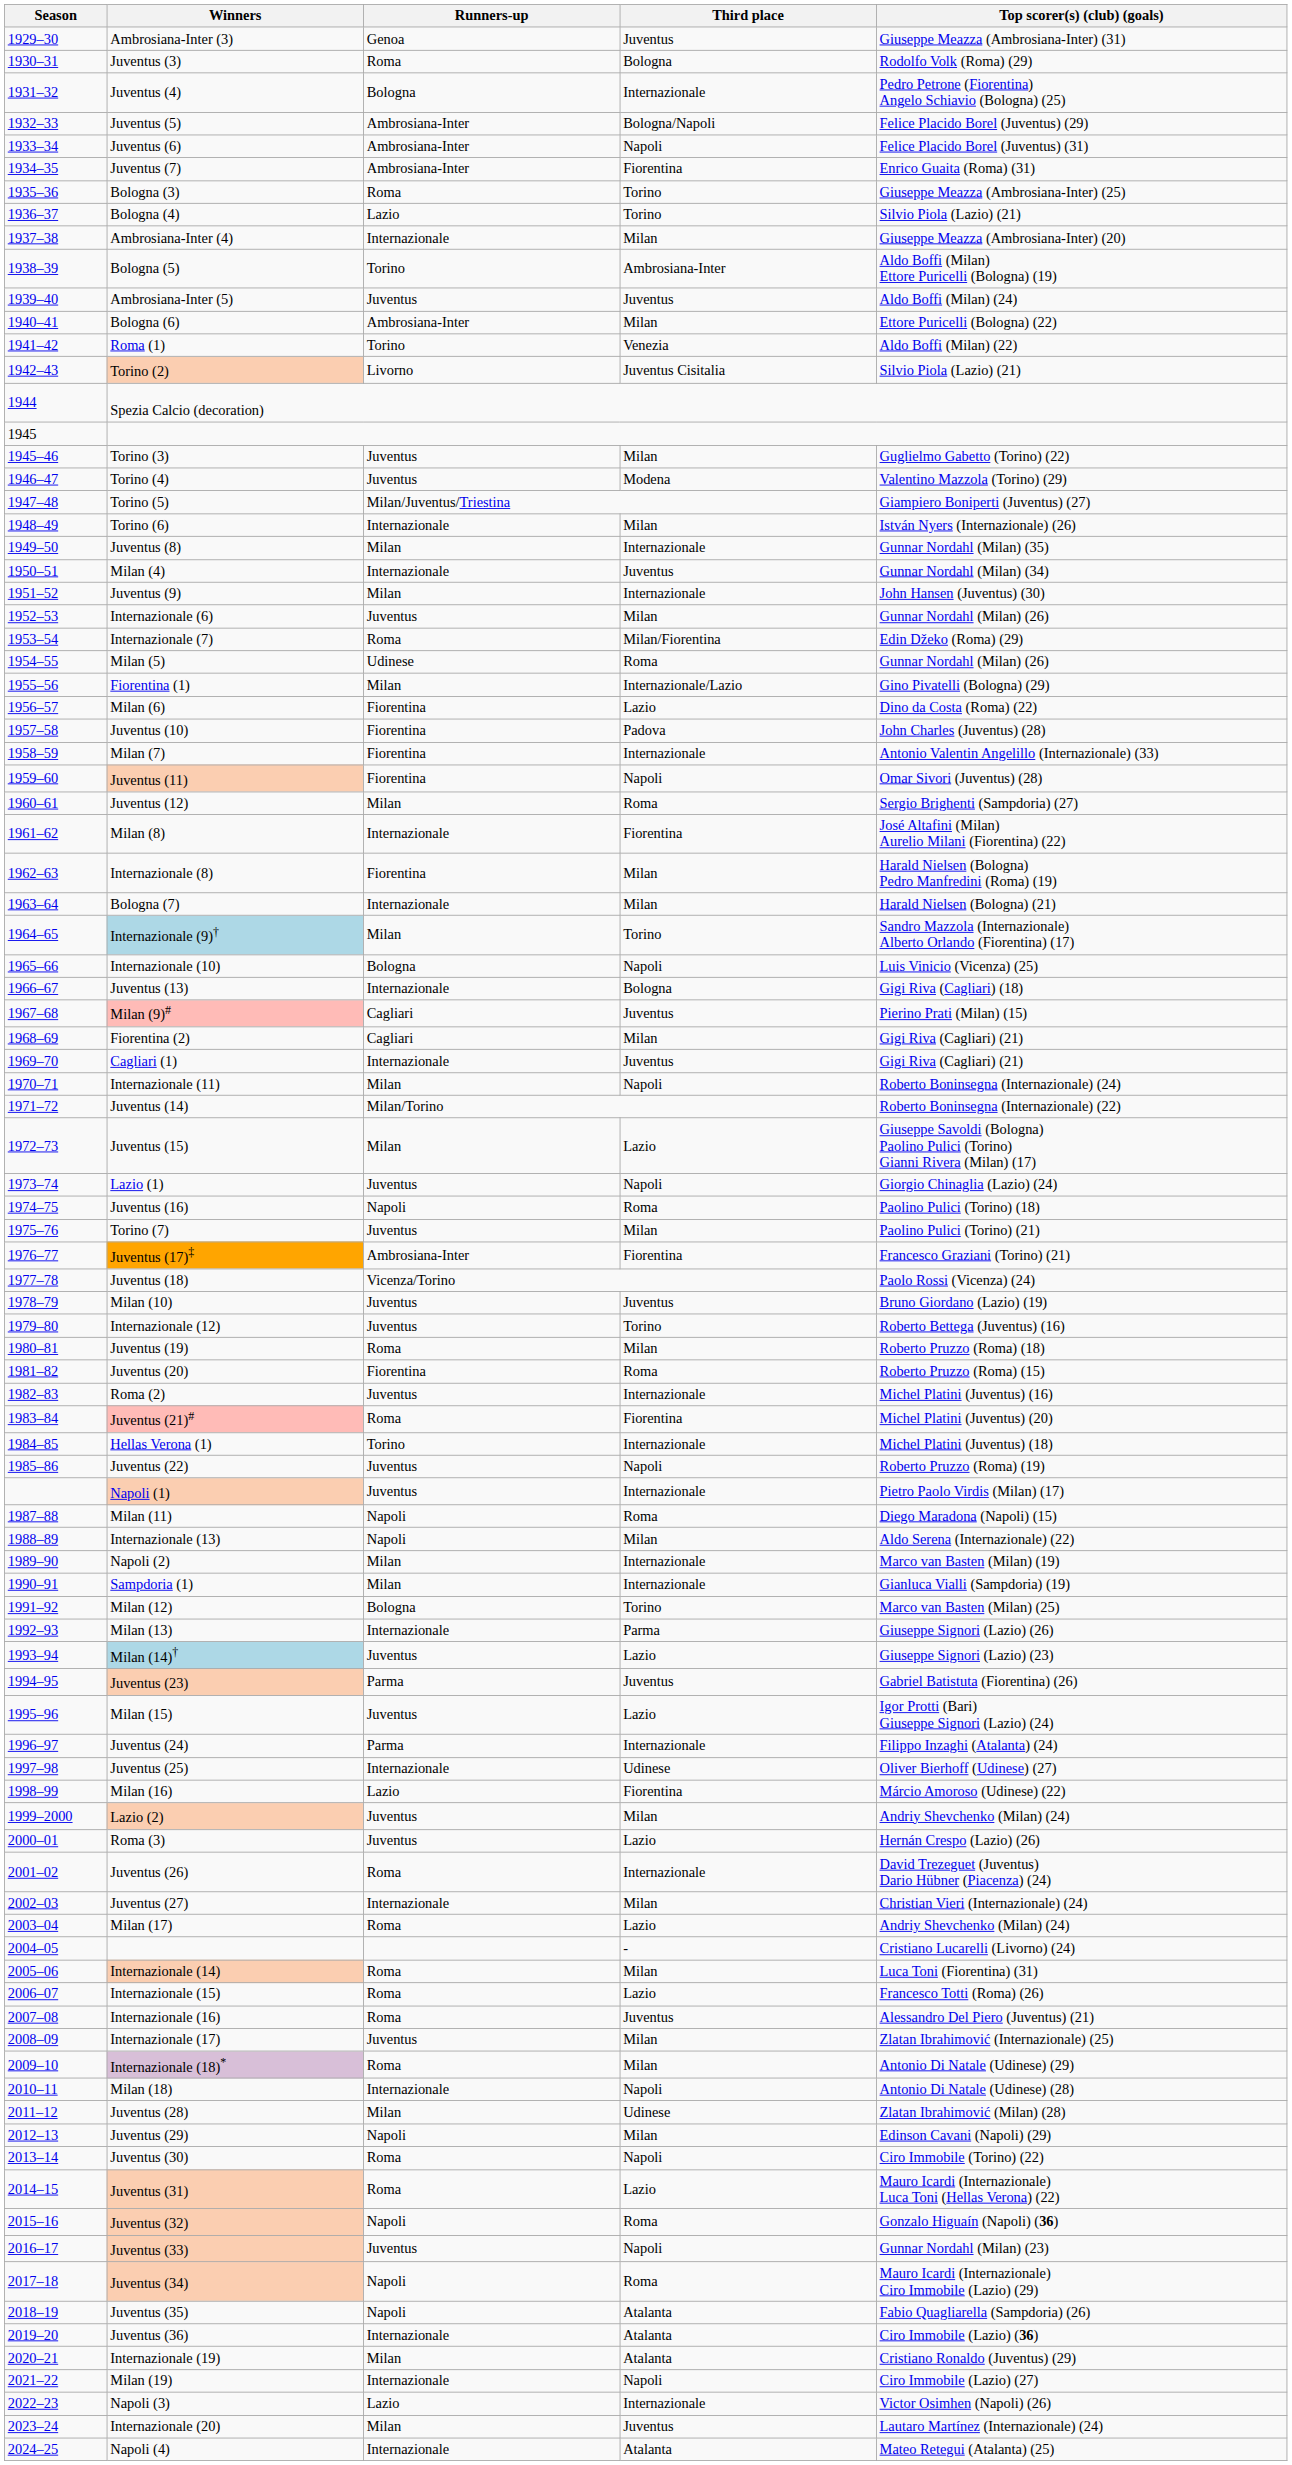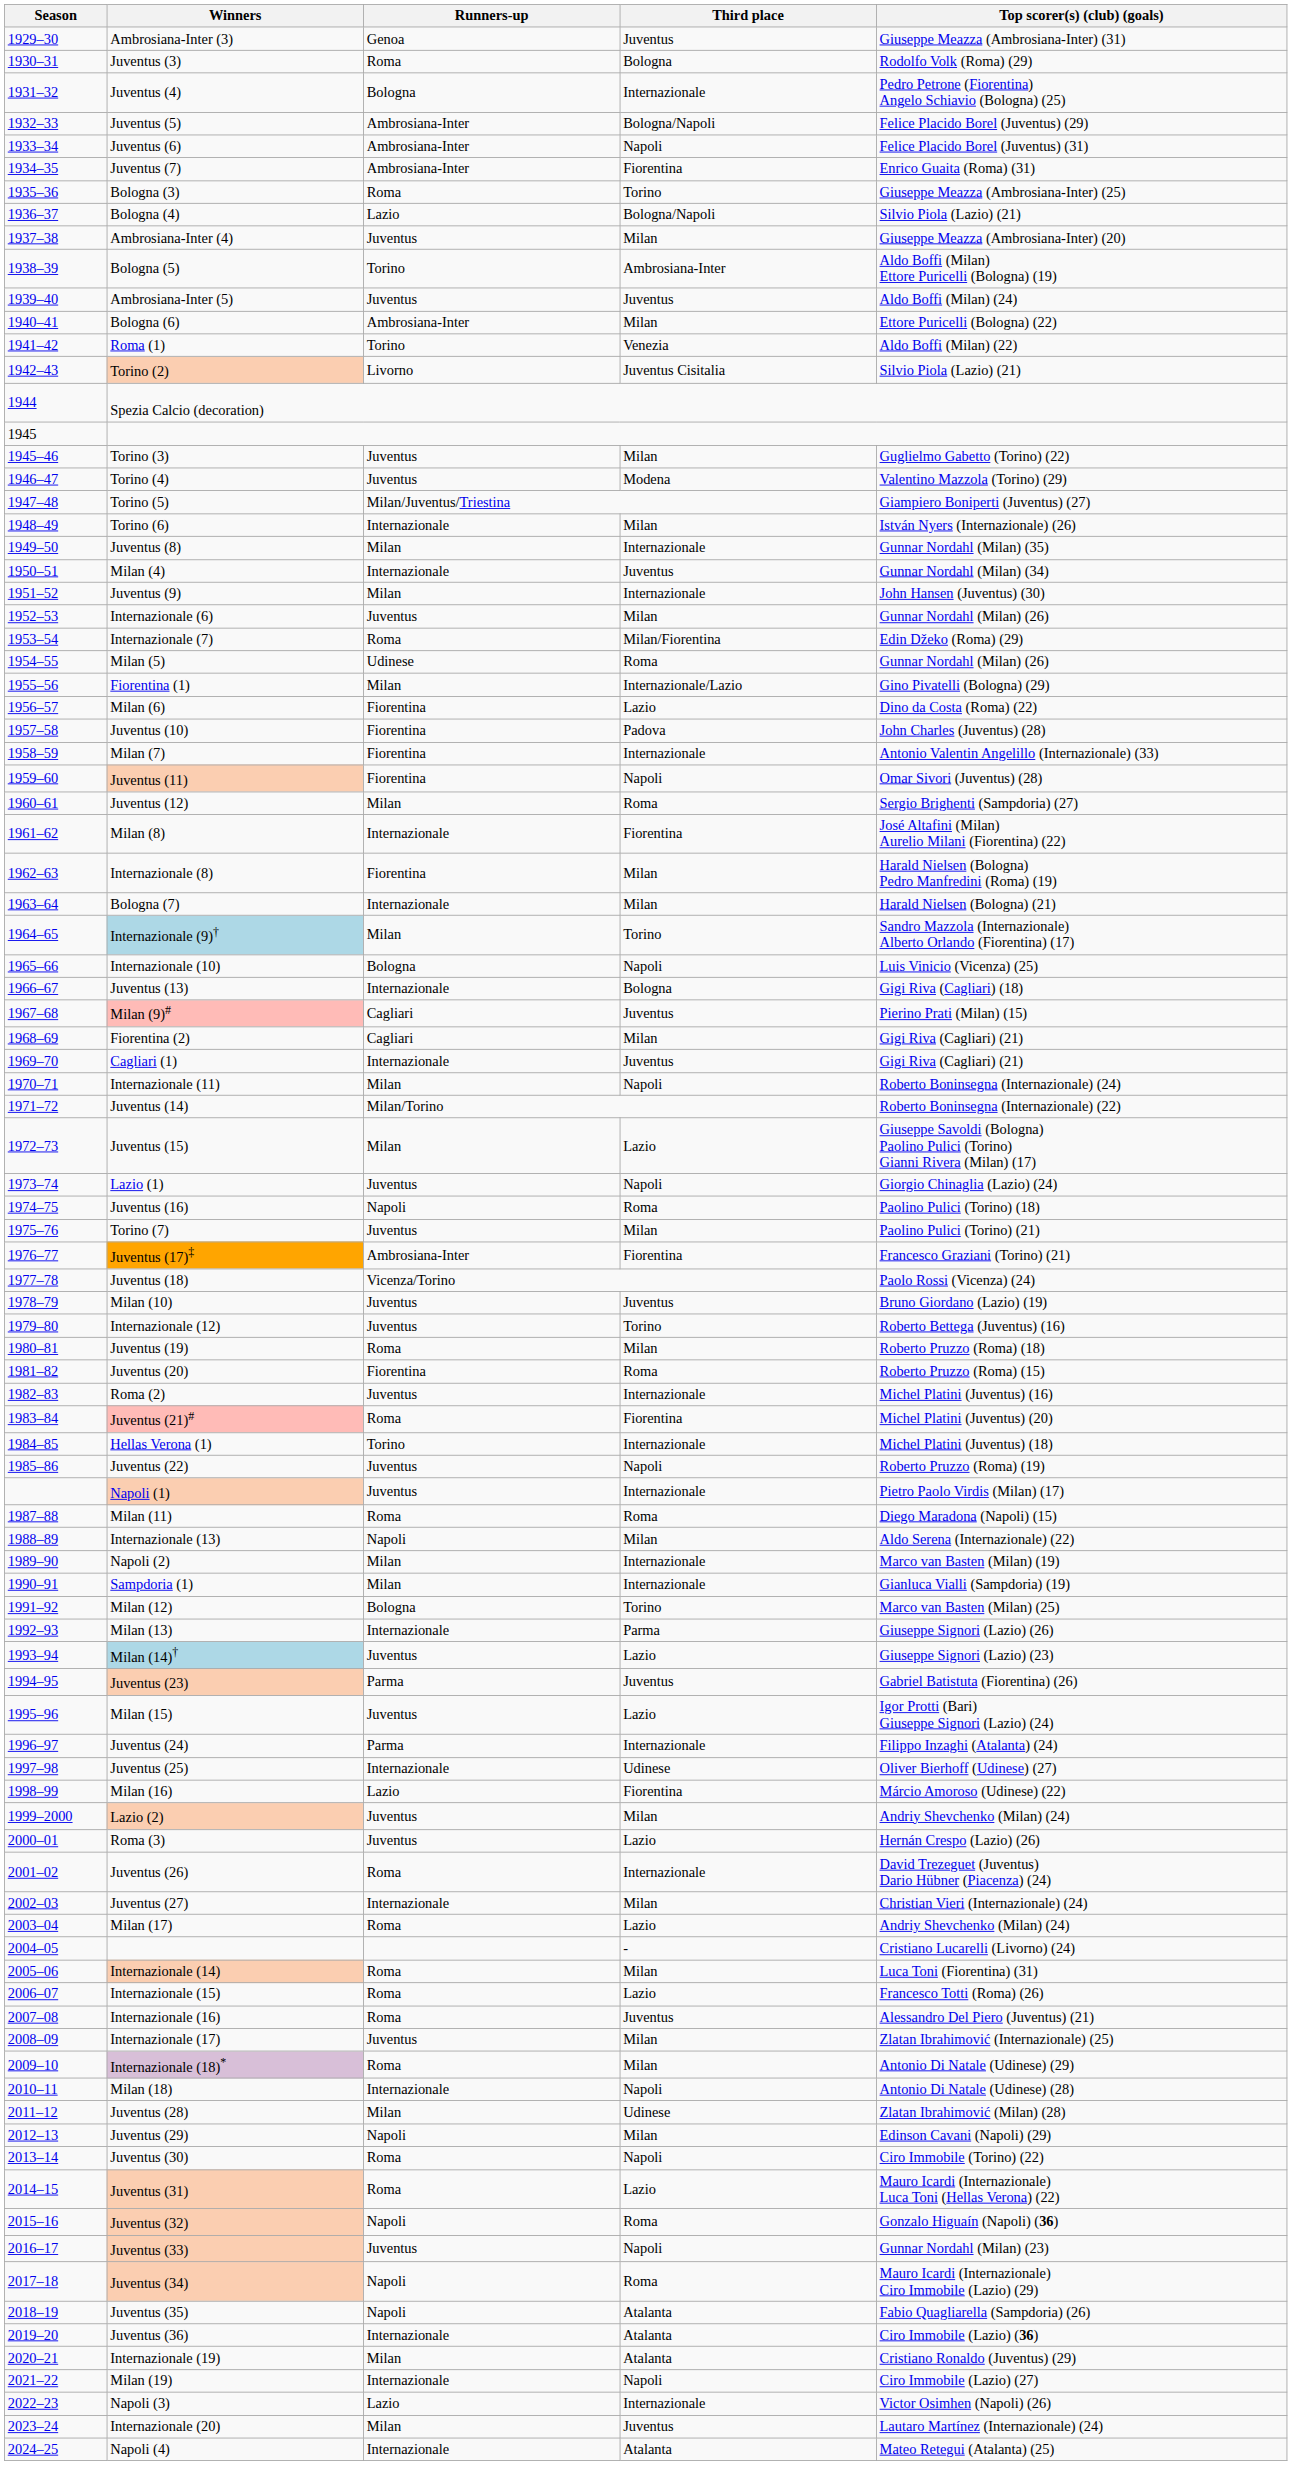(642, 214) Torino -> (669, 214) Bologna/Napoli
(408, 237) Internazionale -> (392, 237) Juventus
(386, 1516) Napoli -> (384, 1516) Roma
